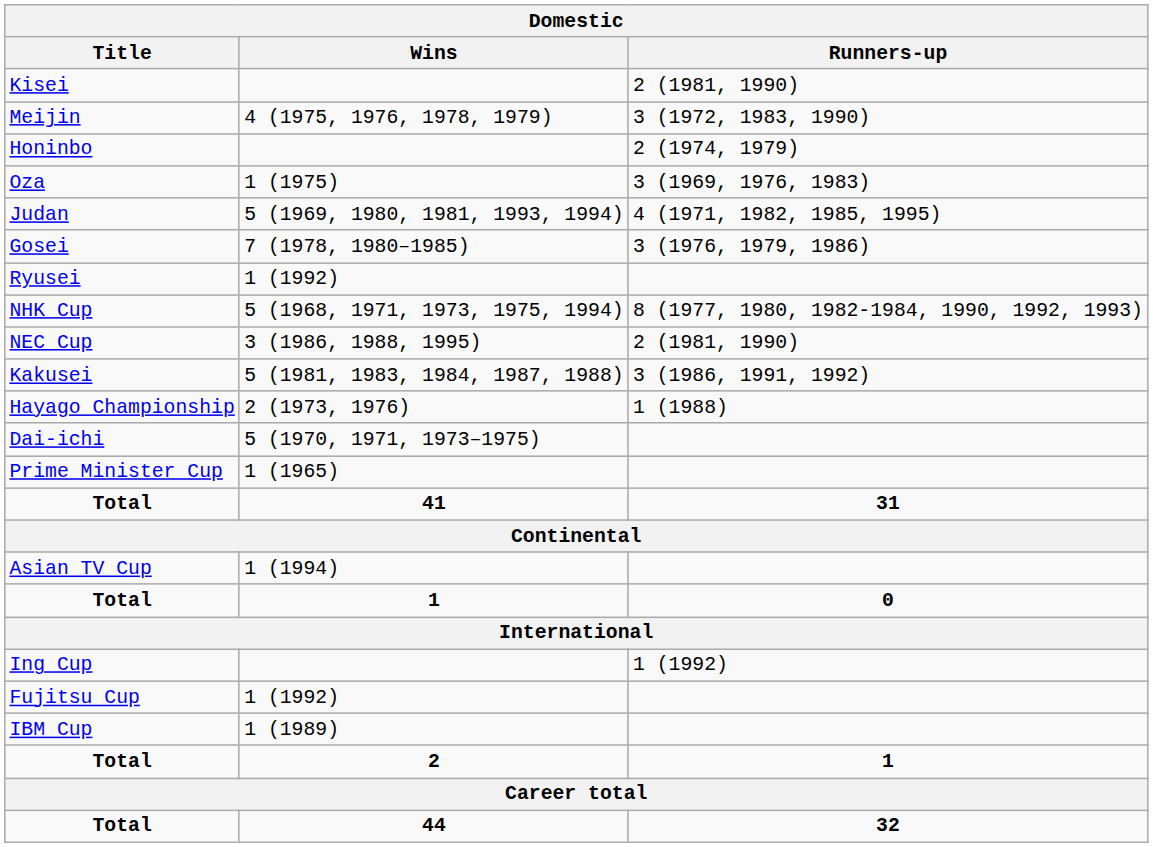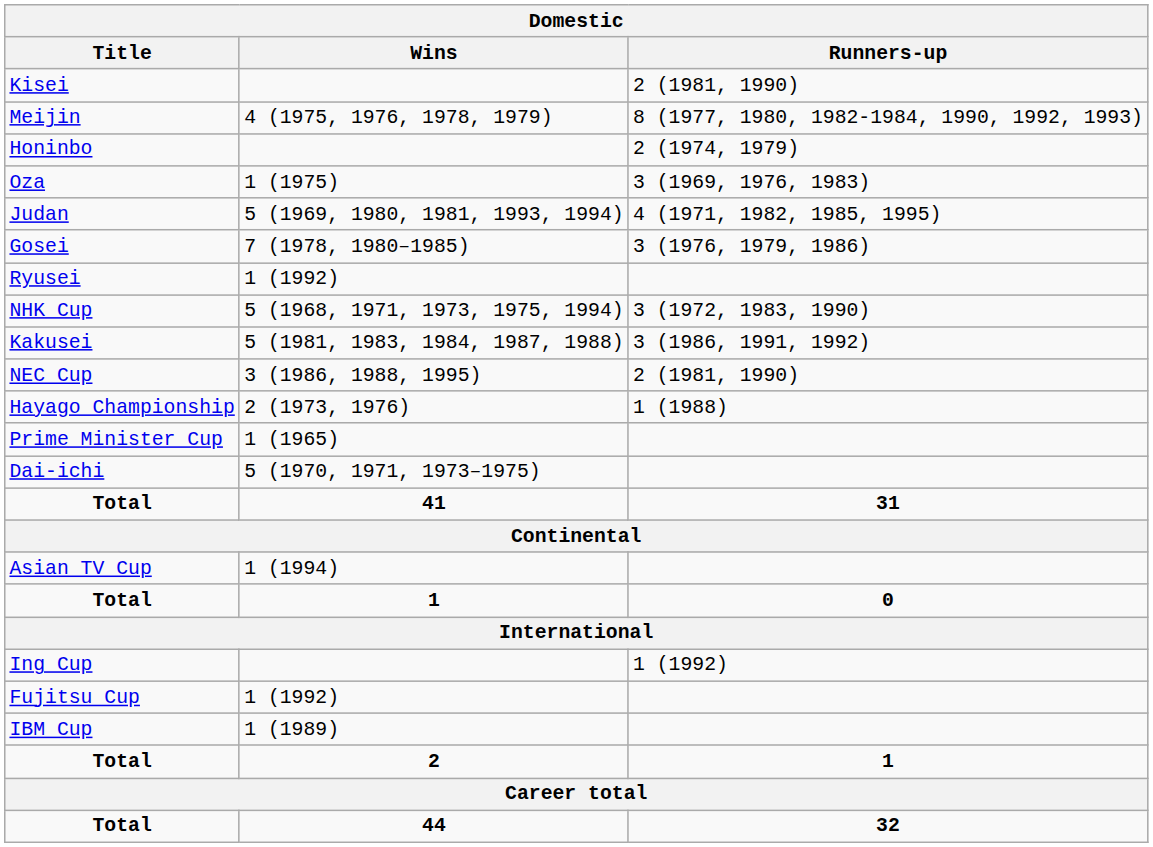(752, 117) 3 (1972, 1983, 1990) -> (888, 117) 8 (1977, 1980, 1982-1984, 1990, 1992, 1993)
(888, 311) 8 (1977, 1980, 1982-1984, 1990, 1992, 1993) -> (752, 311) 3 (1972, 1983, 1990)
rows swapped: (51, 343) <-> (51, 375)
rows swapped: (116, 472) <-> (57, 440)
